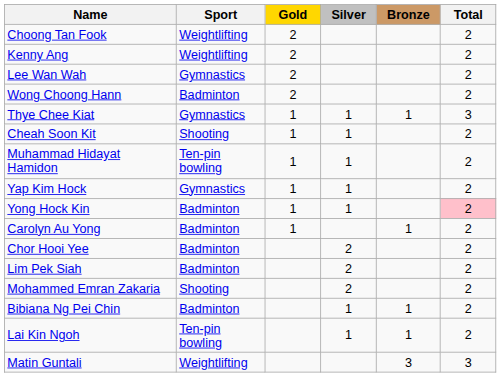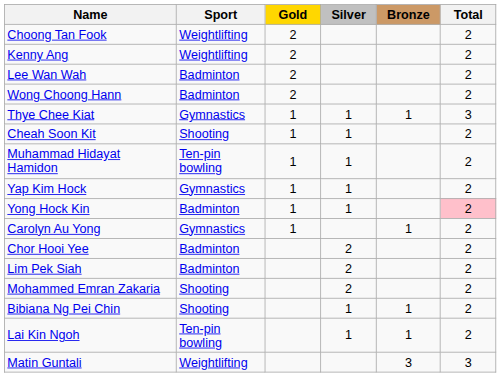(212, 75) Gymnastics -> (209, 75) Badminton
(209, 228) Badminton -> (212, 228) Gymnastics
(209, 308) Badminton -> (204, 308) Shooting
